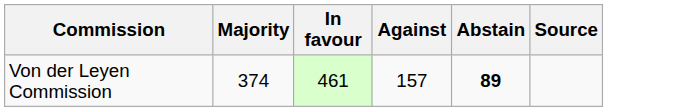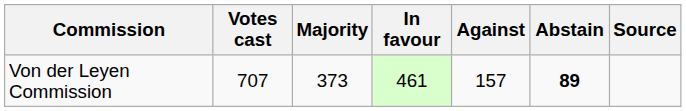+ column: (253, 29)
(253, 80) 374 -> (332, 80) 373
